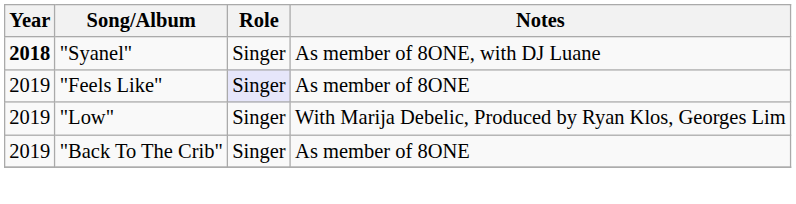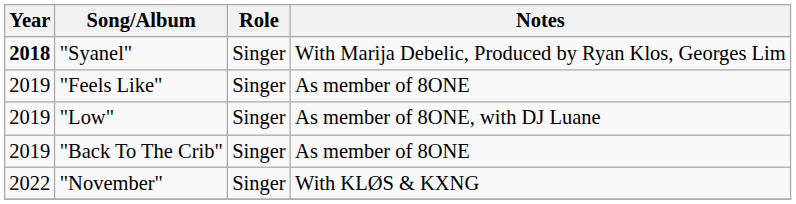(448, 53) As member of 8ONE, with DJ Luane -> (540, 53) With Marija Debelic, Produced by Ryan Klos, Georges Lim
(259, 85) lavender background -> (259, 85) no background
(540, 118) With Marija Debelic, Produced by Ryan Klos, Georges Lim -> (448, 118) As member of 8ONE, with DJ Luane
+ row: (111, 183)
